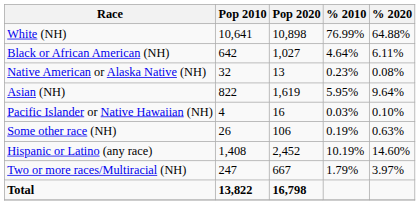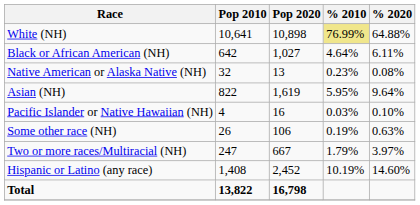(345, 33) no background -> (345, 33) khaki background
rows swapped: (97, 170) <-> (80, 151)
